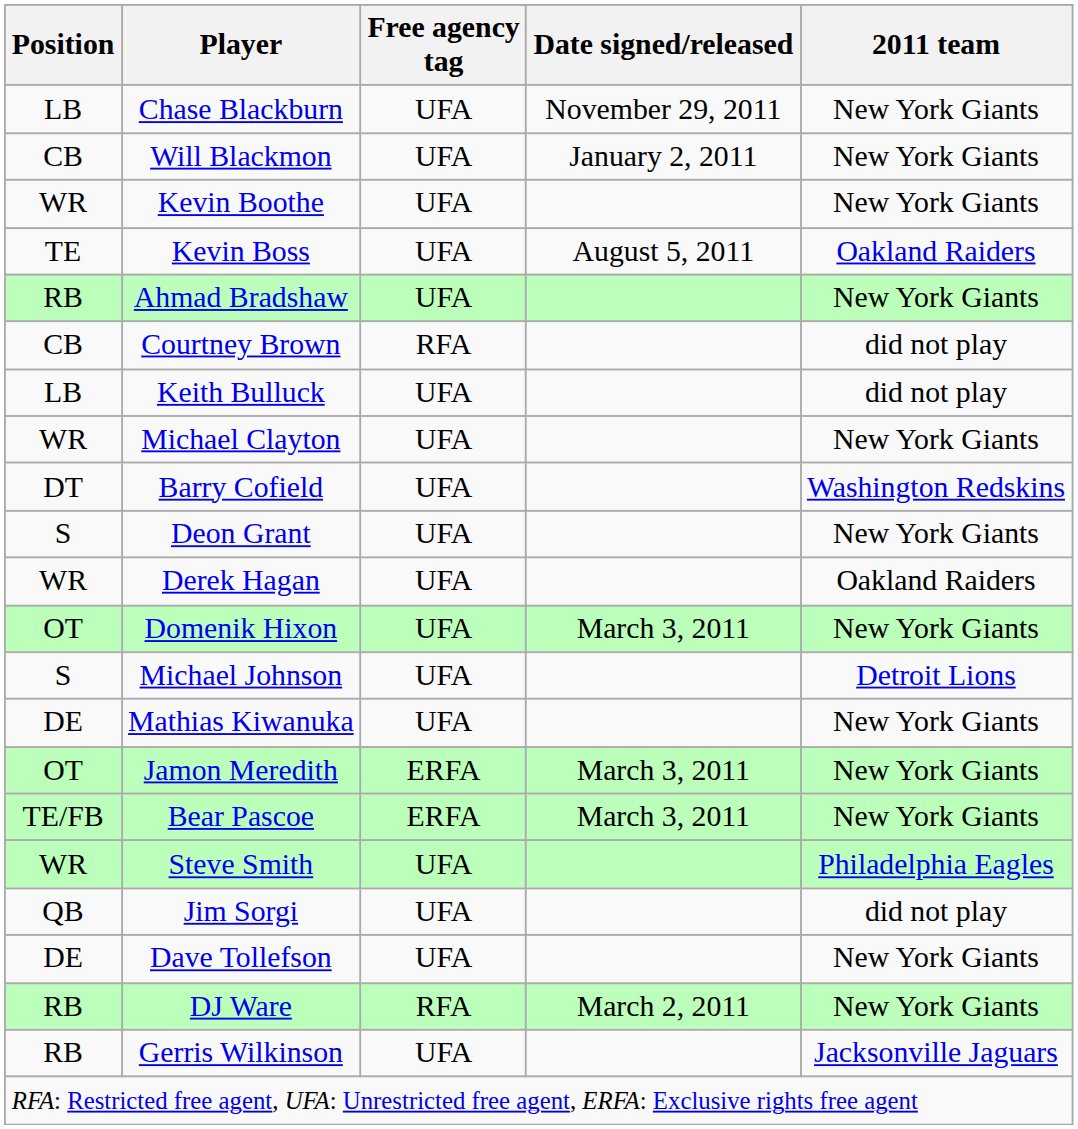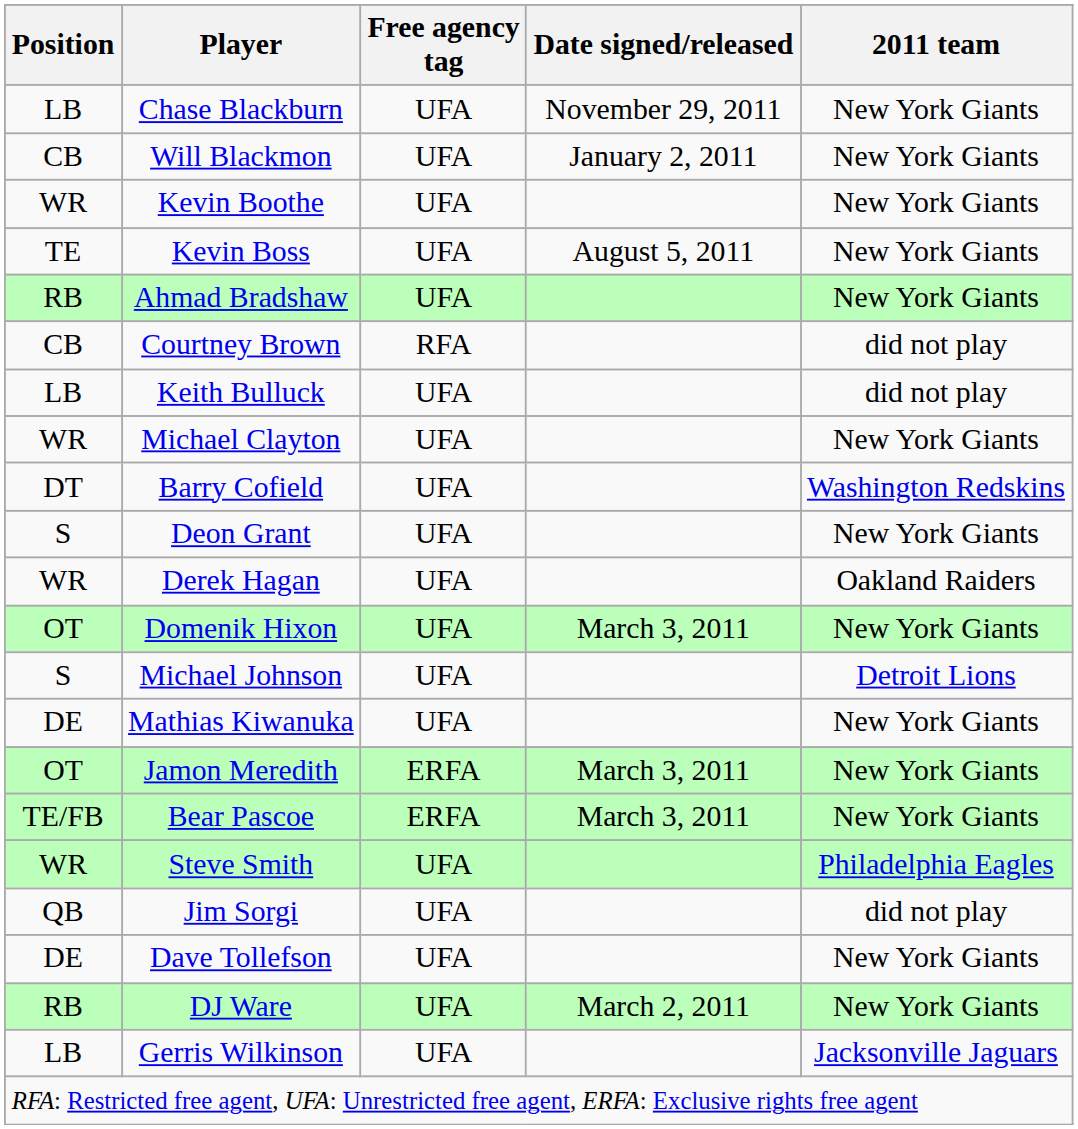(936, 250) Oakland Raiders -> (936, 250) New York Giants
(444, 1005) RFA -> (444, 1005) UFA
(63, 1052) RB -> (63, 1052) LB
